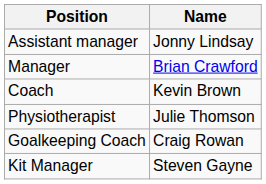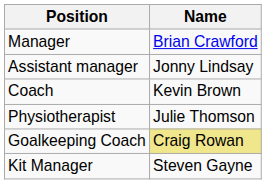rows swapped: (39, 66) <-> (73, 41)
(198, 141) no background -> (198, 141) khaki background
